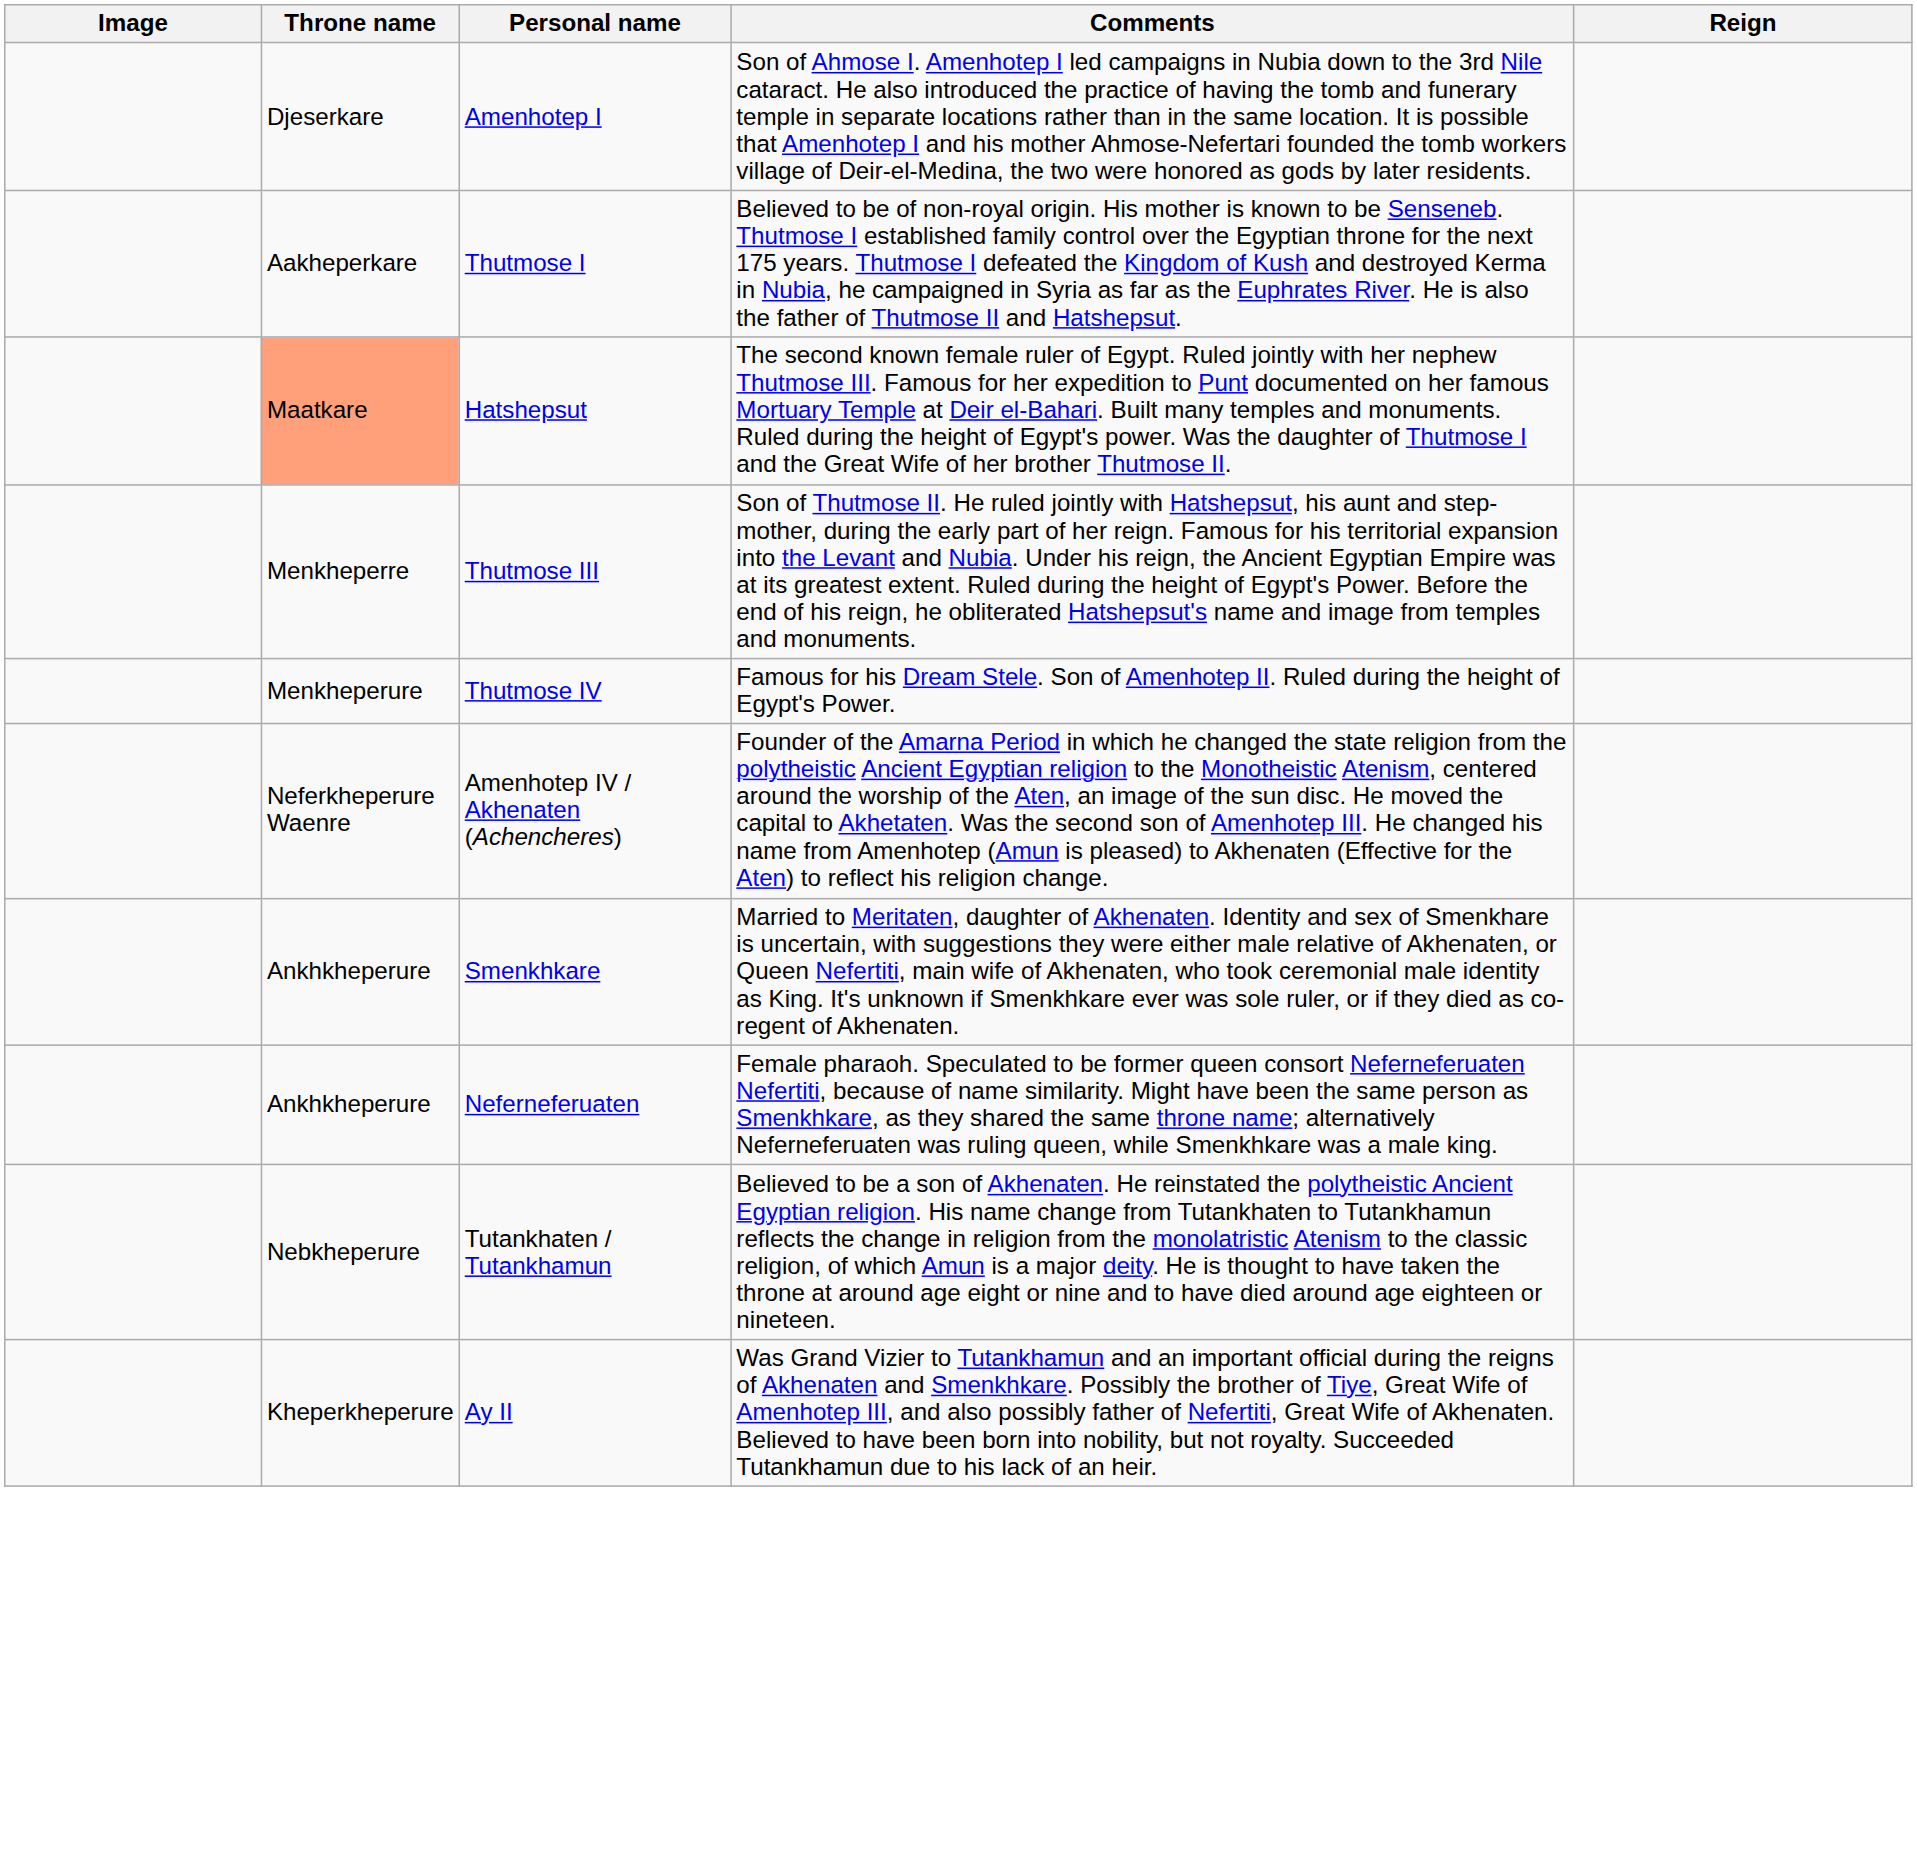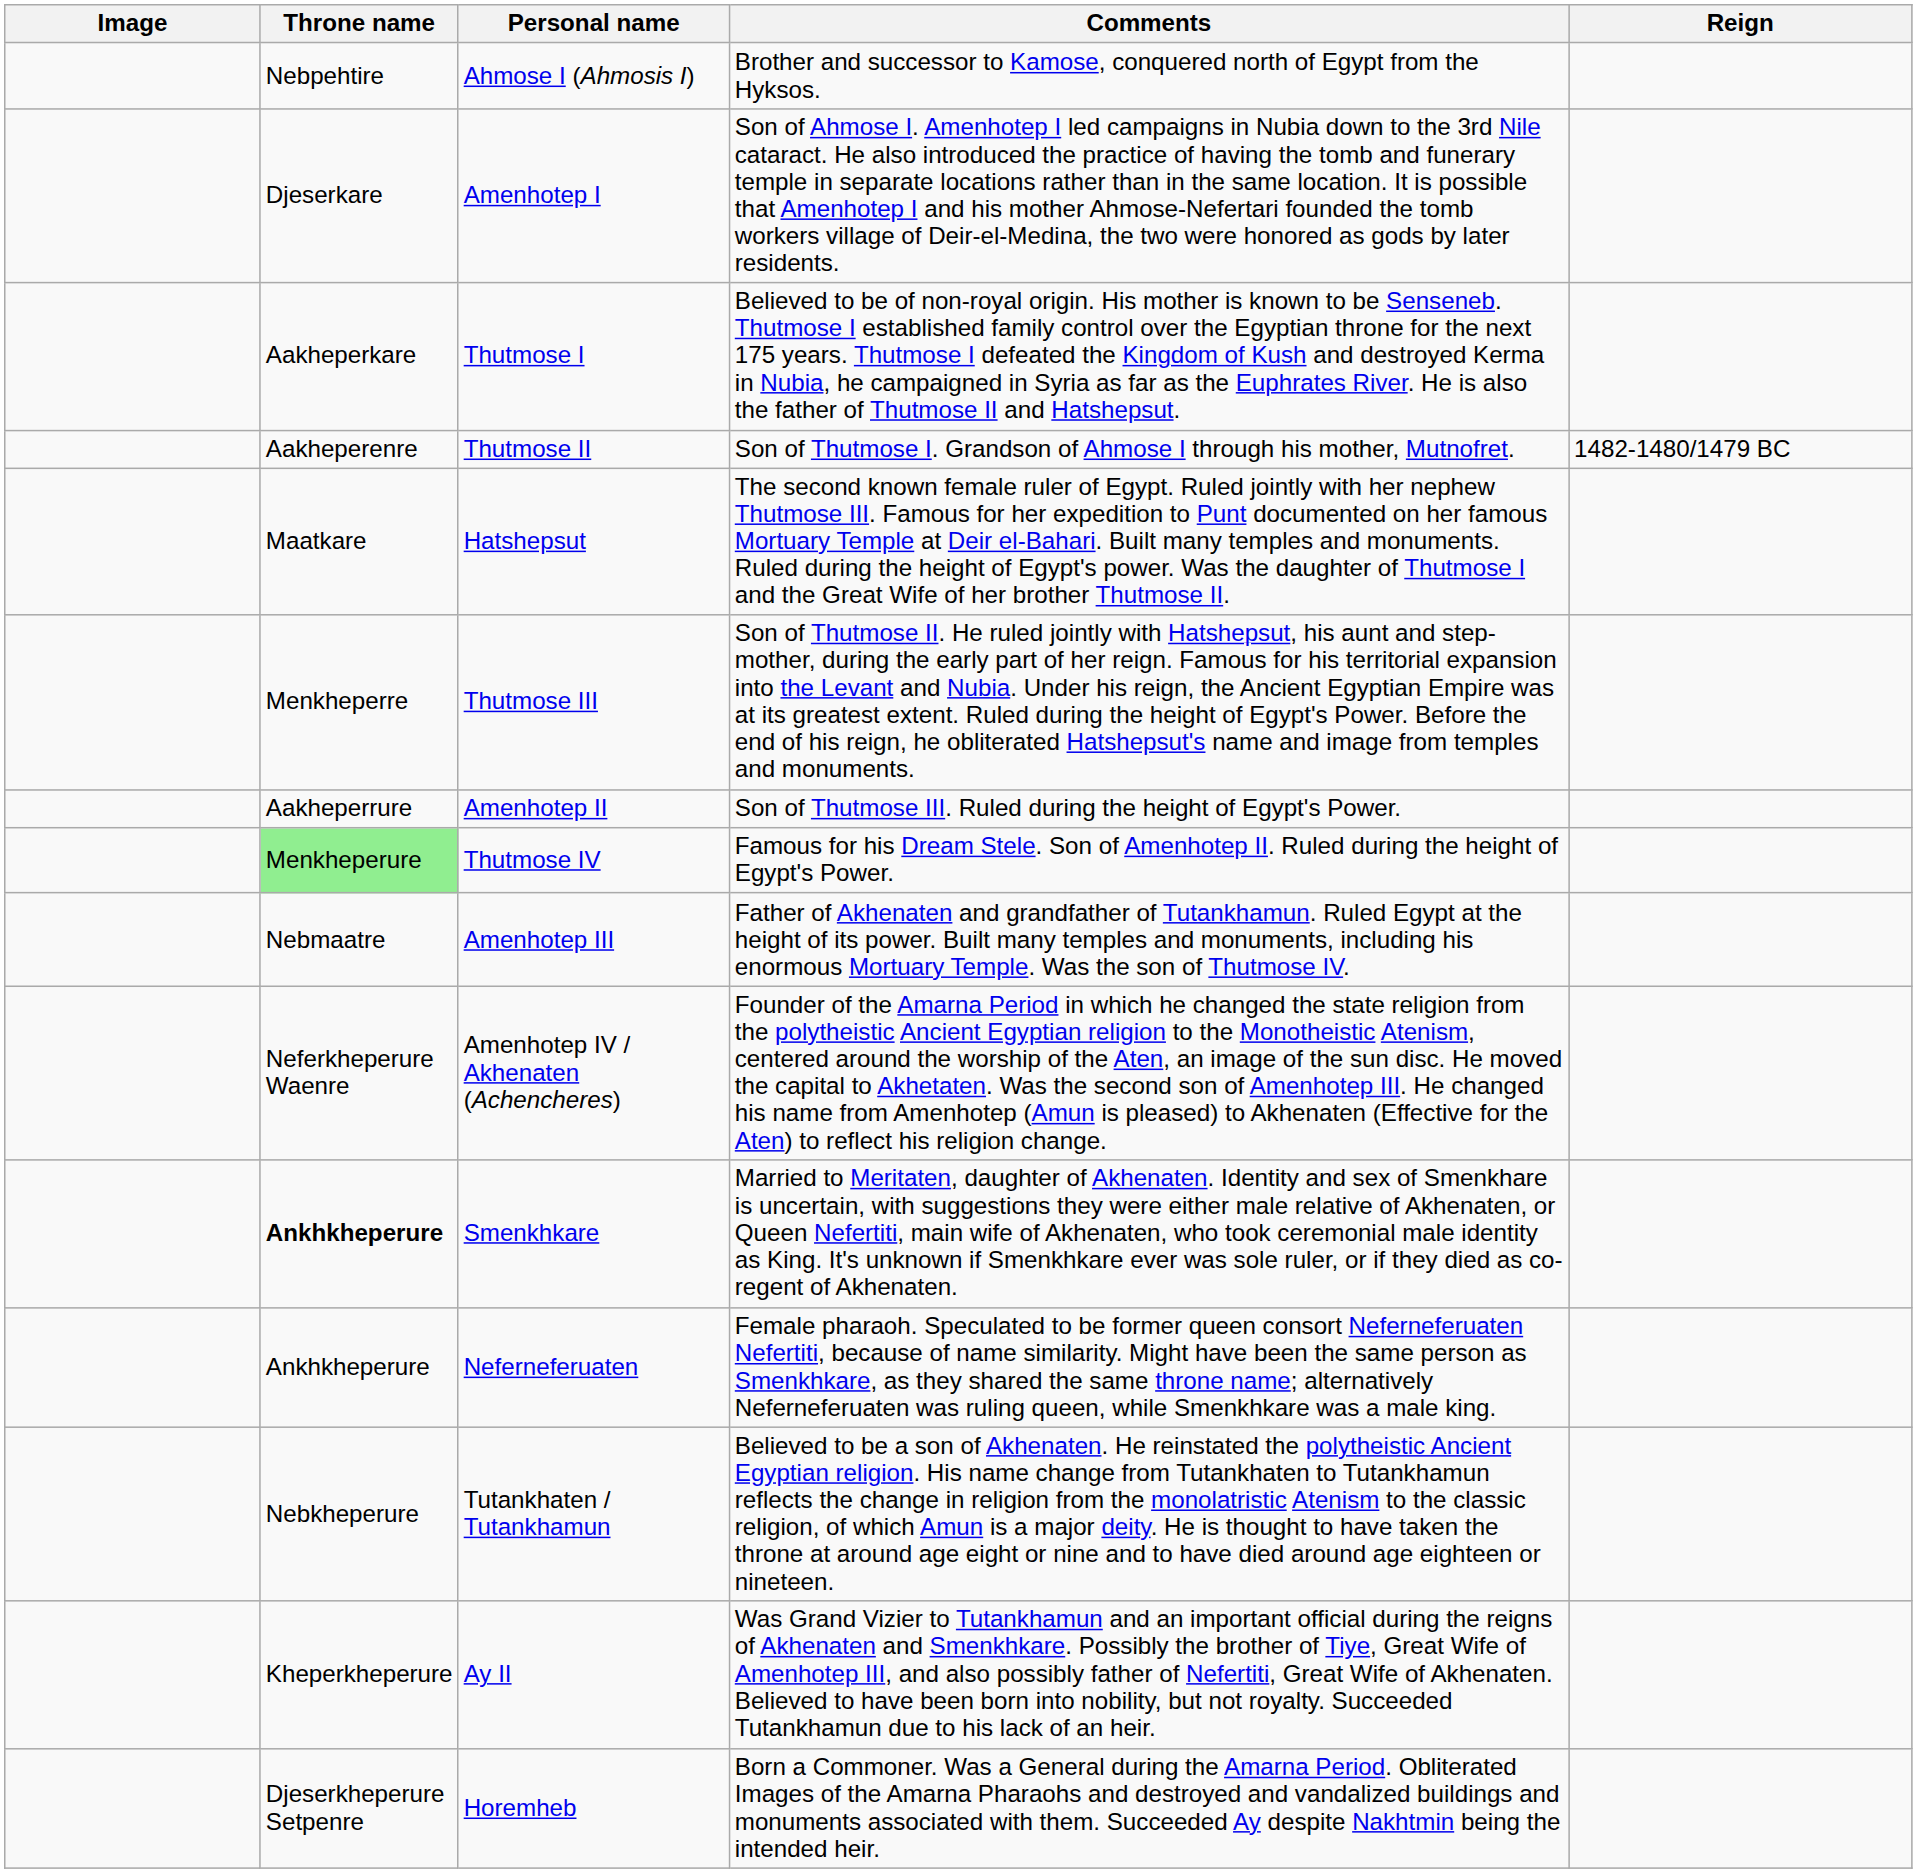+ row: (579, 75)
+ row: (527, 448)
(317, 410) lightsalmon background -> (316, 541) no background
+ row: (536, 808)
(345, 690) no background -> (344, 860) lightgreen background
+ row: (539, 939)
(349, 971) normal -> (354, 1233) bold
+ row: (520, 1807)
